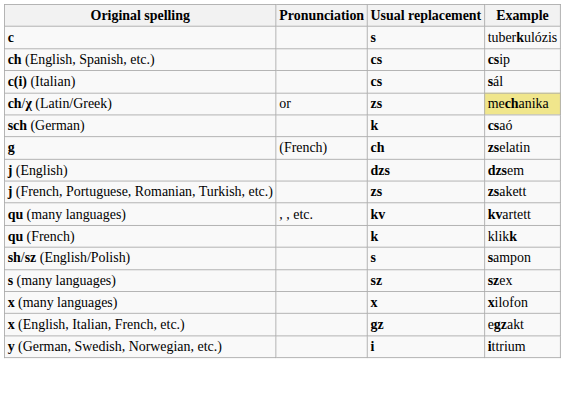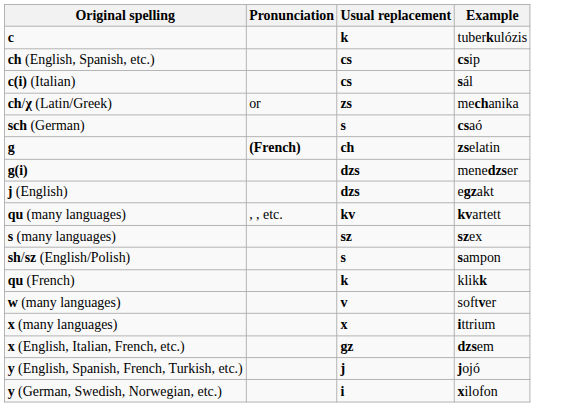(373, 37) s -> (344, 37) k
(518, 103) khaki background -> (488, 103) no background
(374, 125) k -> (343, 125) s
(303, 147) normal -> (275, 147) bold
+ row: (18, 170)
(506, 170) dzsem -> (476, 192) egzakt
- row: (140, 192)
rows swapped: (41, 236) <-> (62, 280)
+ row: (64, 302)
(508, 302) xilofon -> (476, 324) ittrium
(506, 324) egzakt -> (476, 346) dzsem
+ row: (125, 368)
(507, 346) ittrium -> (478, 390) xilofon
